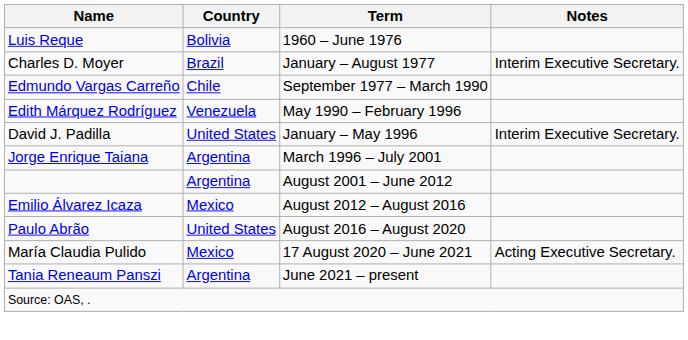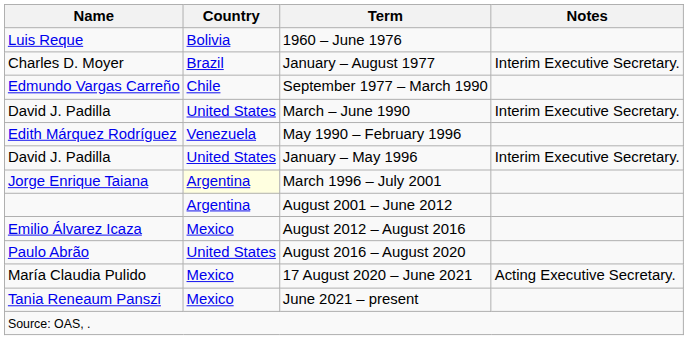+ row: (346, 110)
(218, 157) no background -> (218, 181) lightyellow background
(218, 275) Argentina -> (210, 299) Mexico
